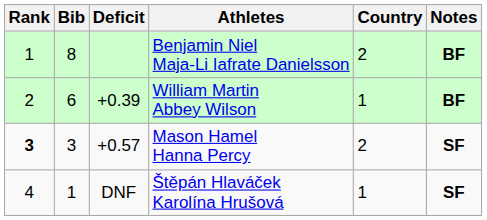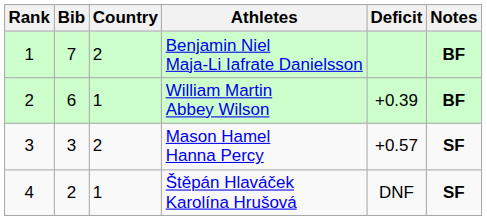columns swapped: (390, 17) <-> (119, 17)
(71, 54) 8 -> (71, 54) 7
(29, 146) bold -> (29, 146) normal
(71, 192) 1 -> (71, 192) 2
